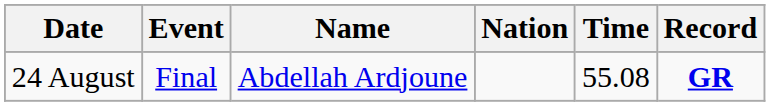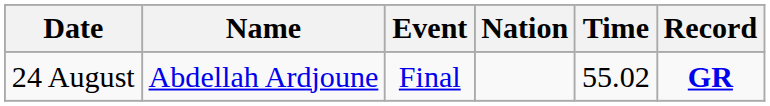columns swapped: (186, 28) <-> (353, 28)
(616, 76) 55.08 -> (616, 76) 55.02
